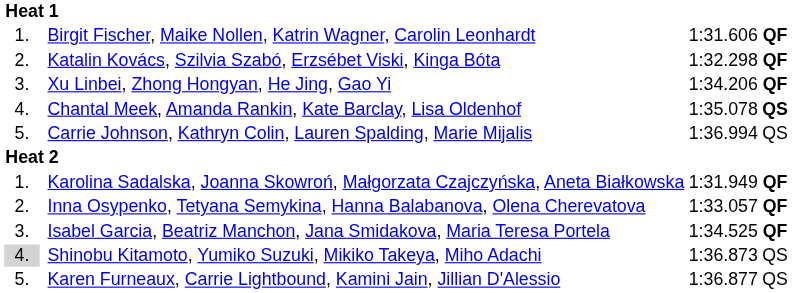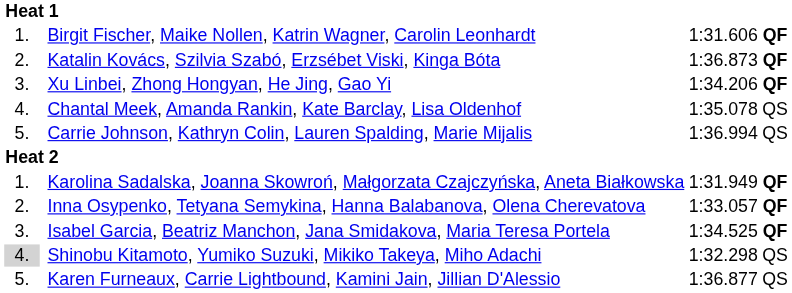(723, 60) 1:32.298 -> (723, 60) 1:36.873
(775, 108) bold -> (775, 108) normal
(723, 255) 1:36.873 -> (723, 255) 1:32.298
